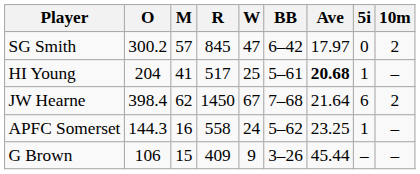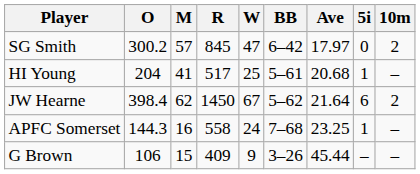(330, 73) bold -> (330, 73) normal
(285, 100) 7–68 -> (285, 100) 5–62
(285, 127) 5–62 -> (285, 127) 7–68
